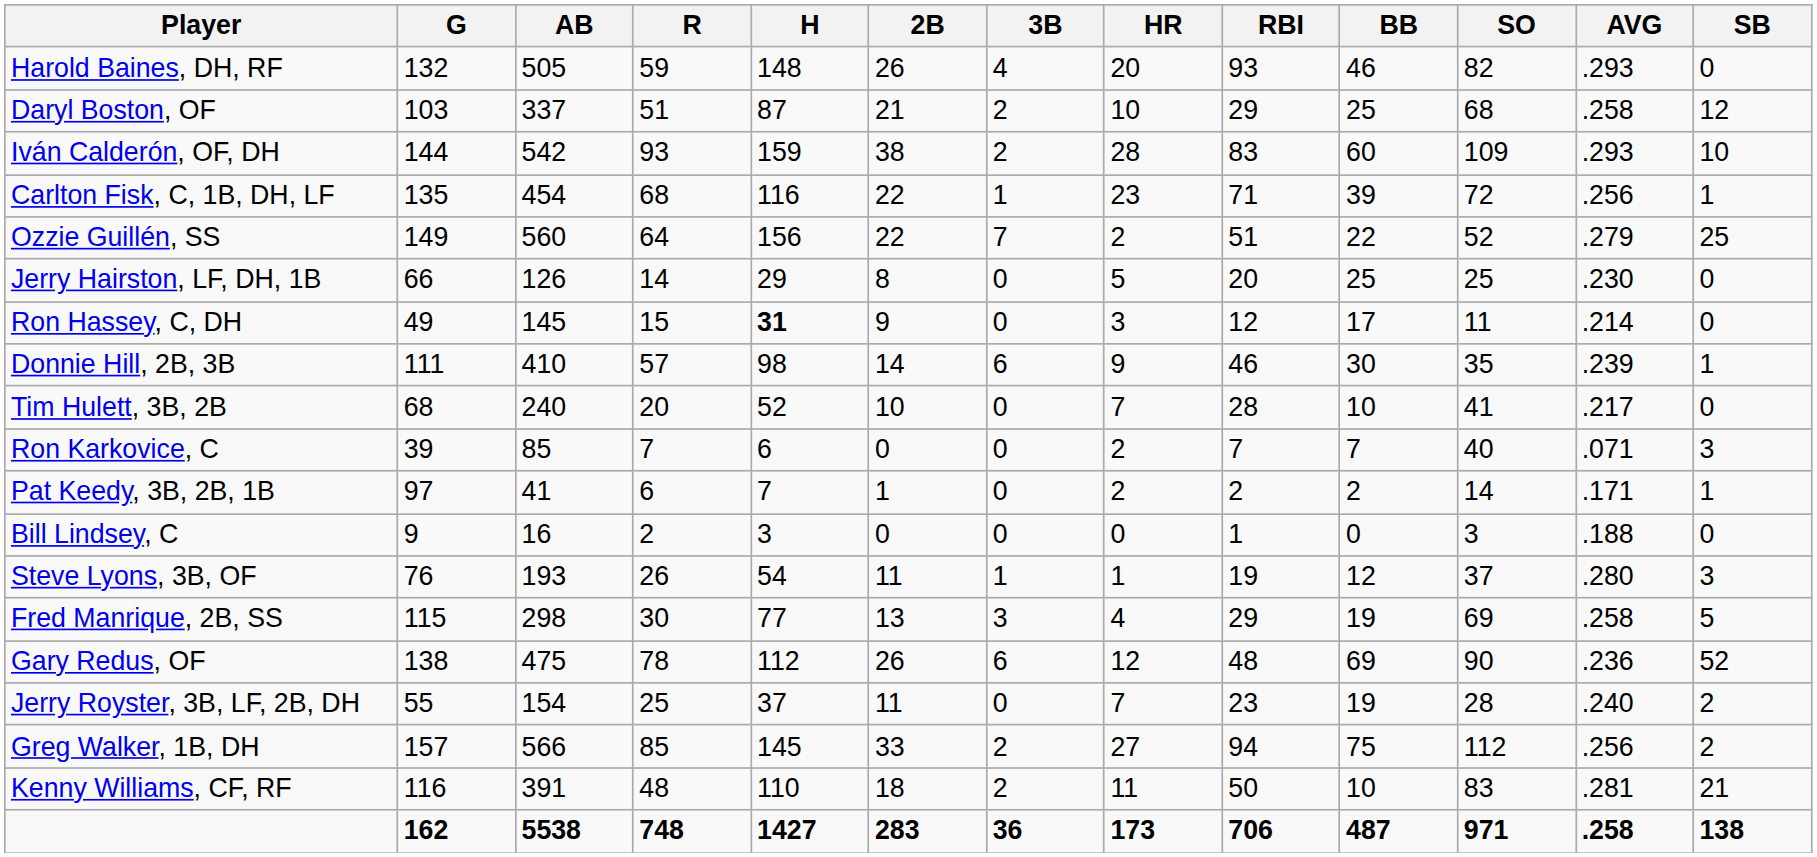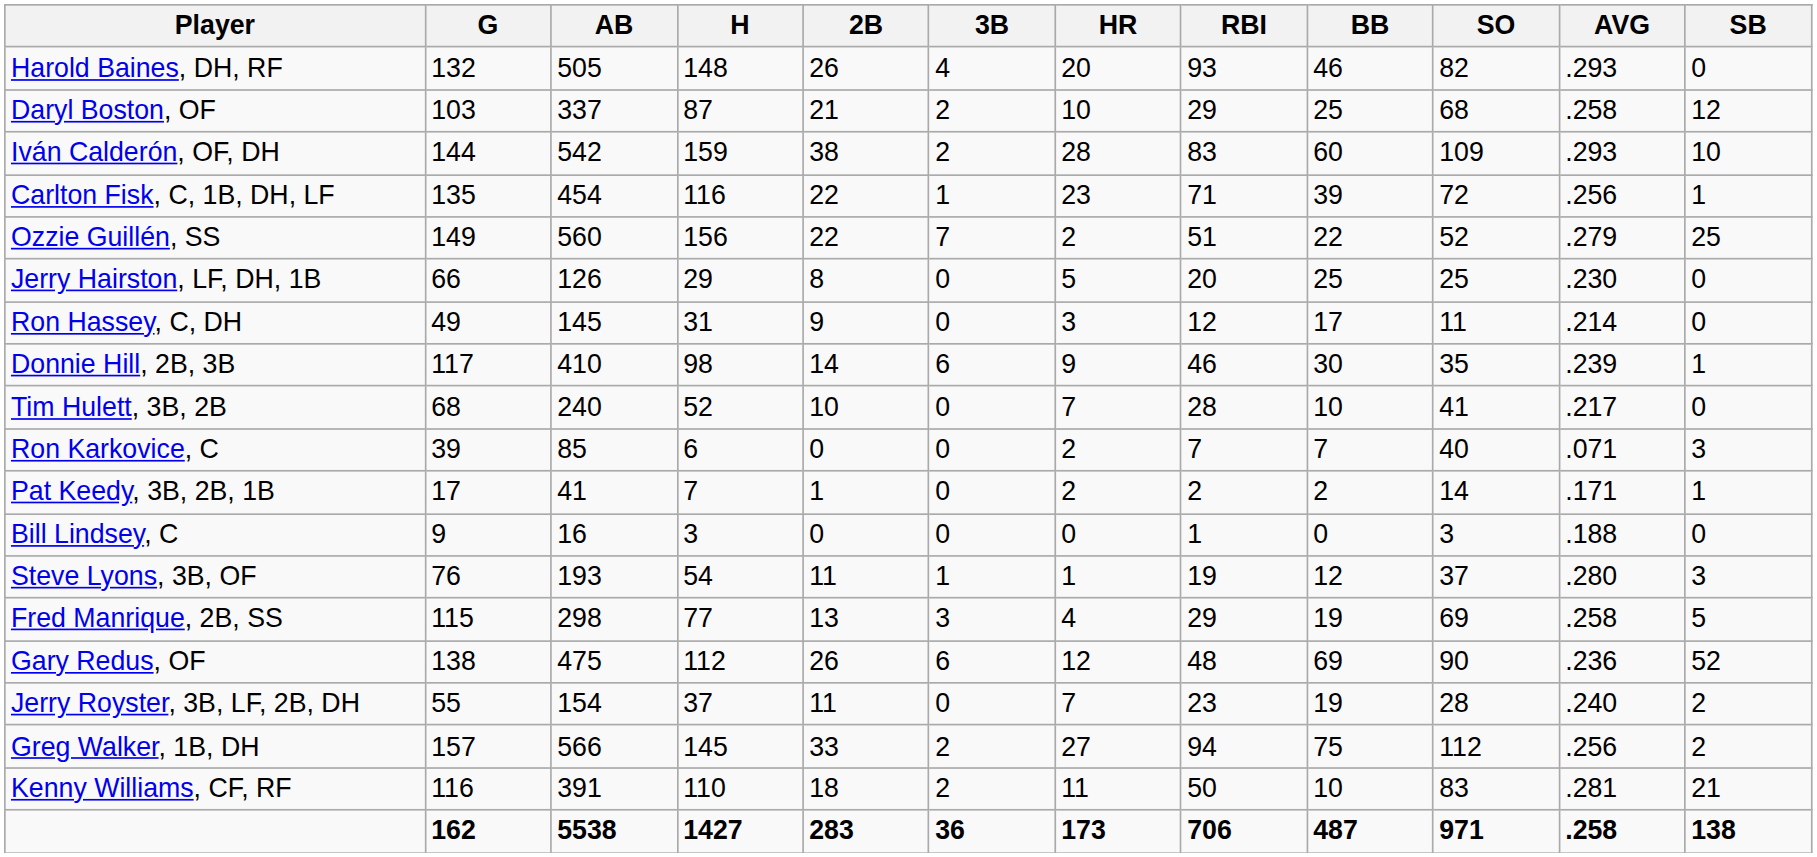- column: (692, 25)
(772, 322) bold -> (698, 322) normal
(424, 364) 111 -> (452, 364) 117
(419, 491) 97 -> (446, 491) 17
